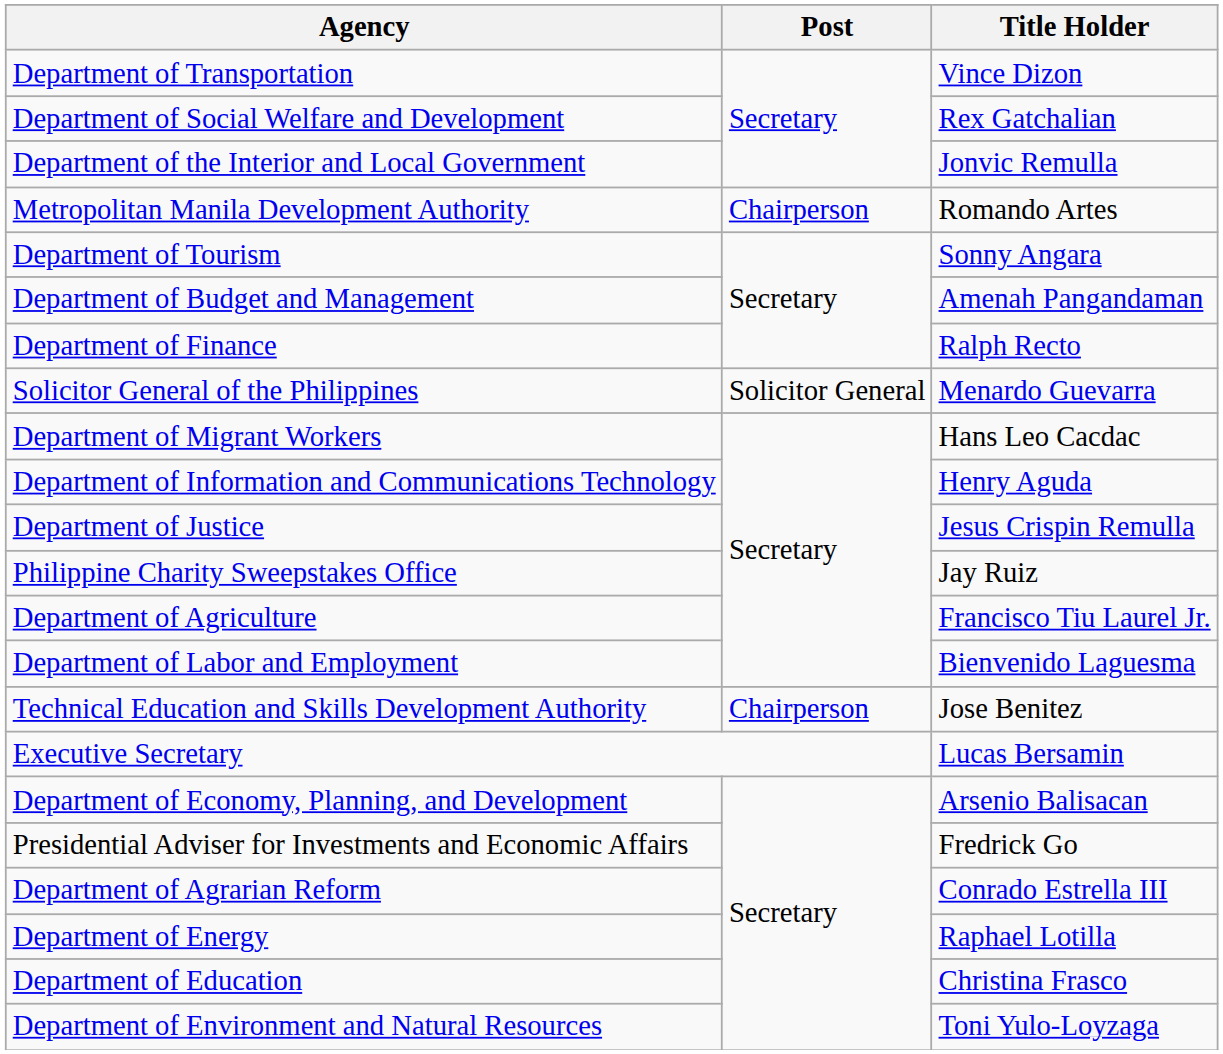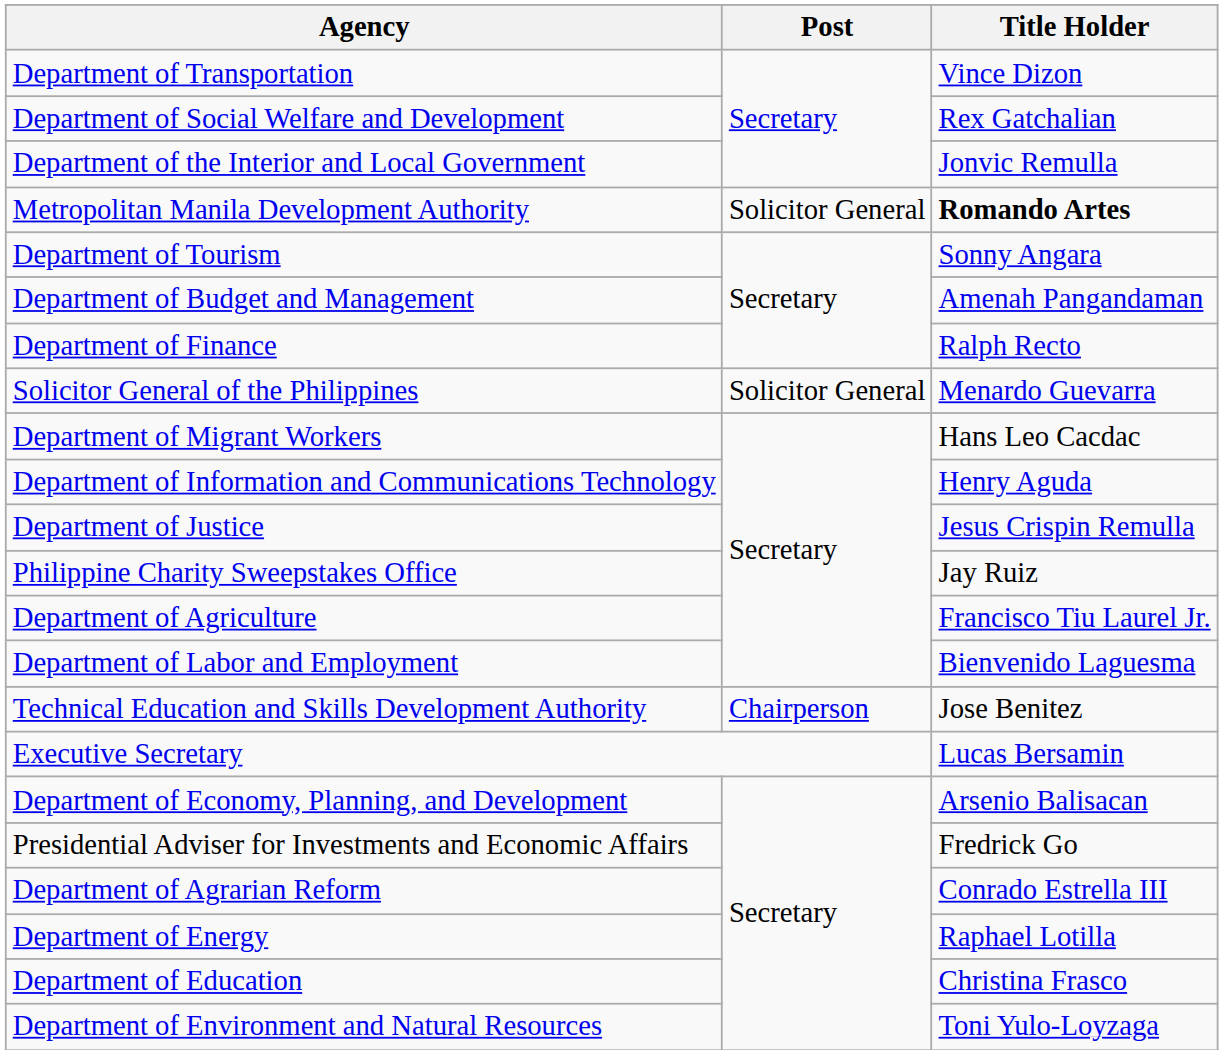(799, 208) Chairperson -> (827, 208) Solicitor General
(1028, 208) normal -> (1034, 208) bold
